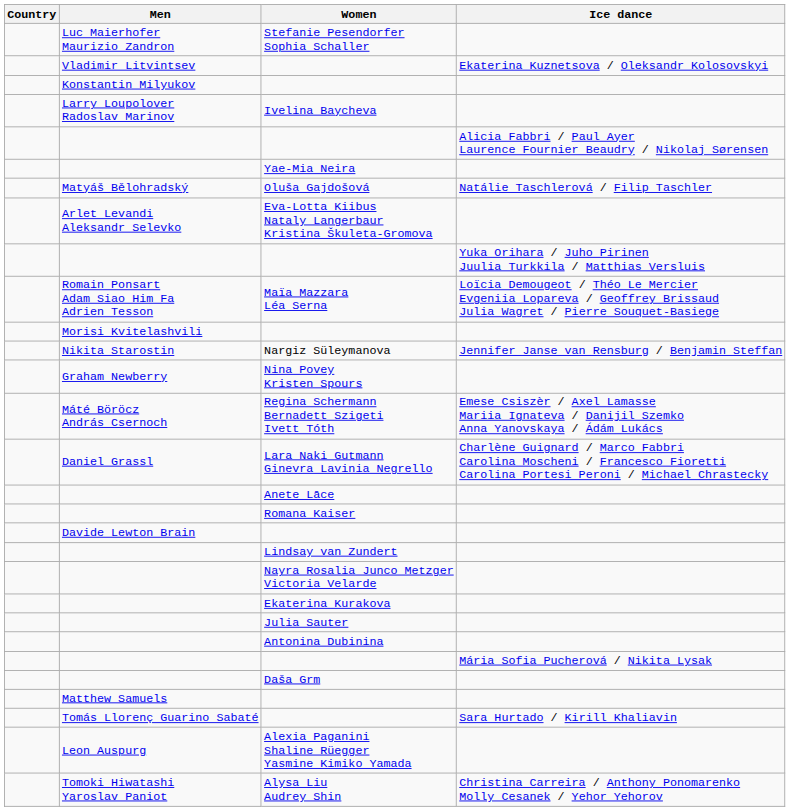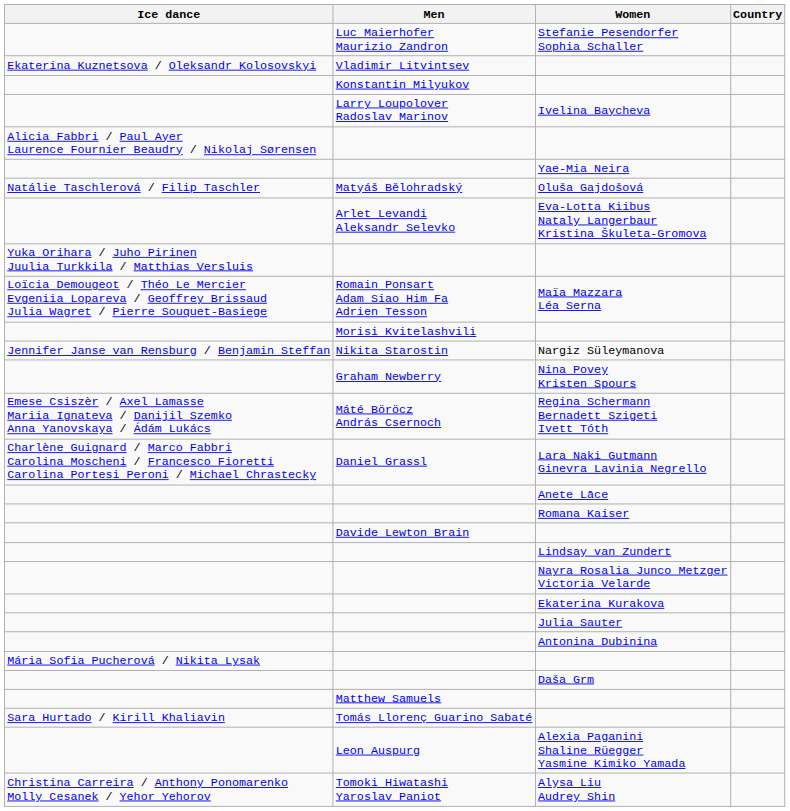columns swapped: (32, 14) <-> (621, 14)
